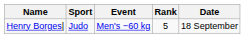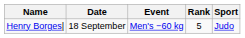columns swapped: (80, 12) <-> (209, 12)
